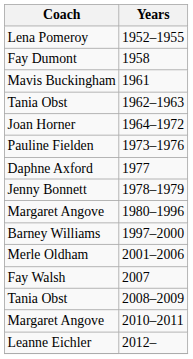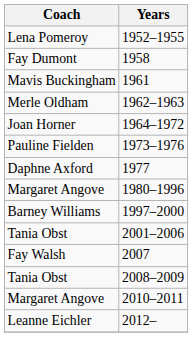(37, 102) Tania Obst -> (48, 102) Merle Oldham
- row: (153, 189)
(48, 255) Merle Oldham -> (37, 233) Tania Obst
